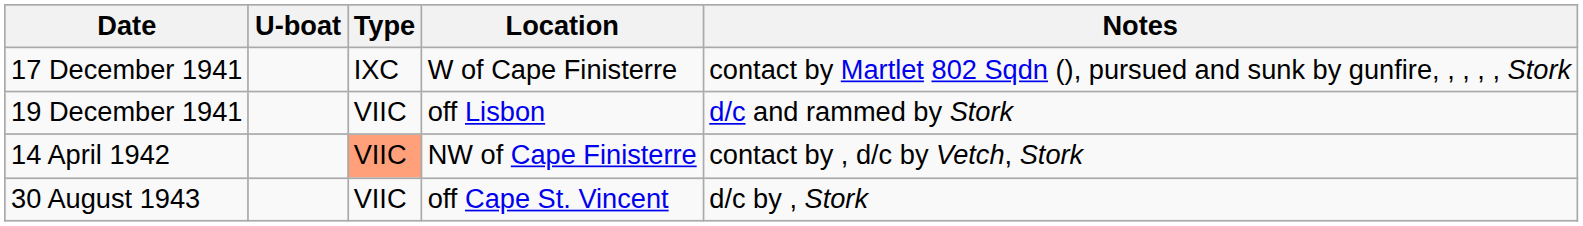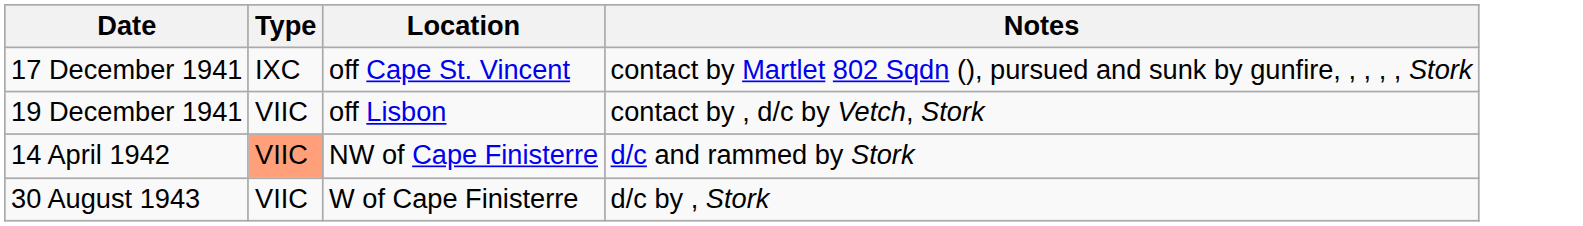- column: (298, 26)
(552, 69) W of Cape Finisterre -> (449, 69) off Cape St. Vincent
(861, 112) d/c and rammed by Stork -> (798, 112) contact by , d/c by Vetch, Stork
(896, 155) contact by , d/c by Vetch, Stork -> (763, 155) d/c and rammed by Stork
(548, 198) off Cape St. Vincent -> (454, 198) W of Cape Finisterre
